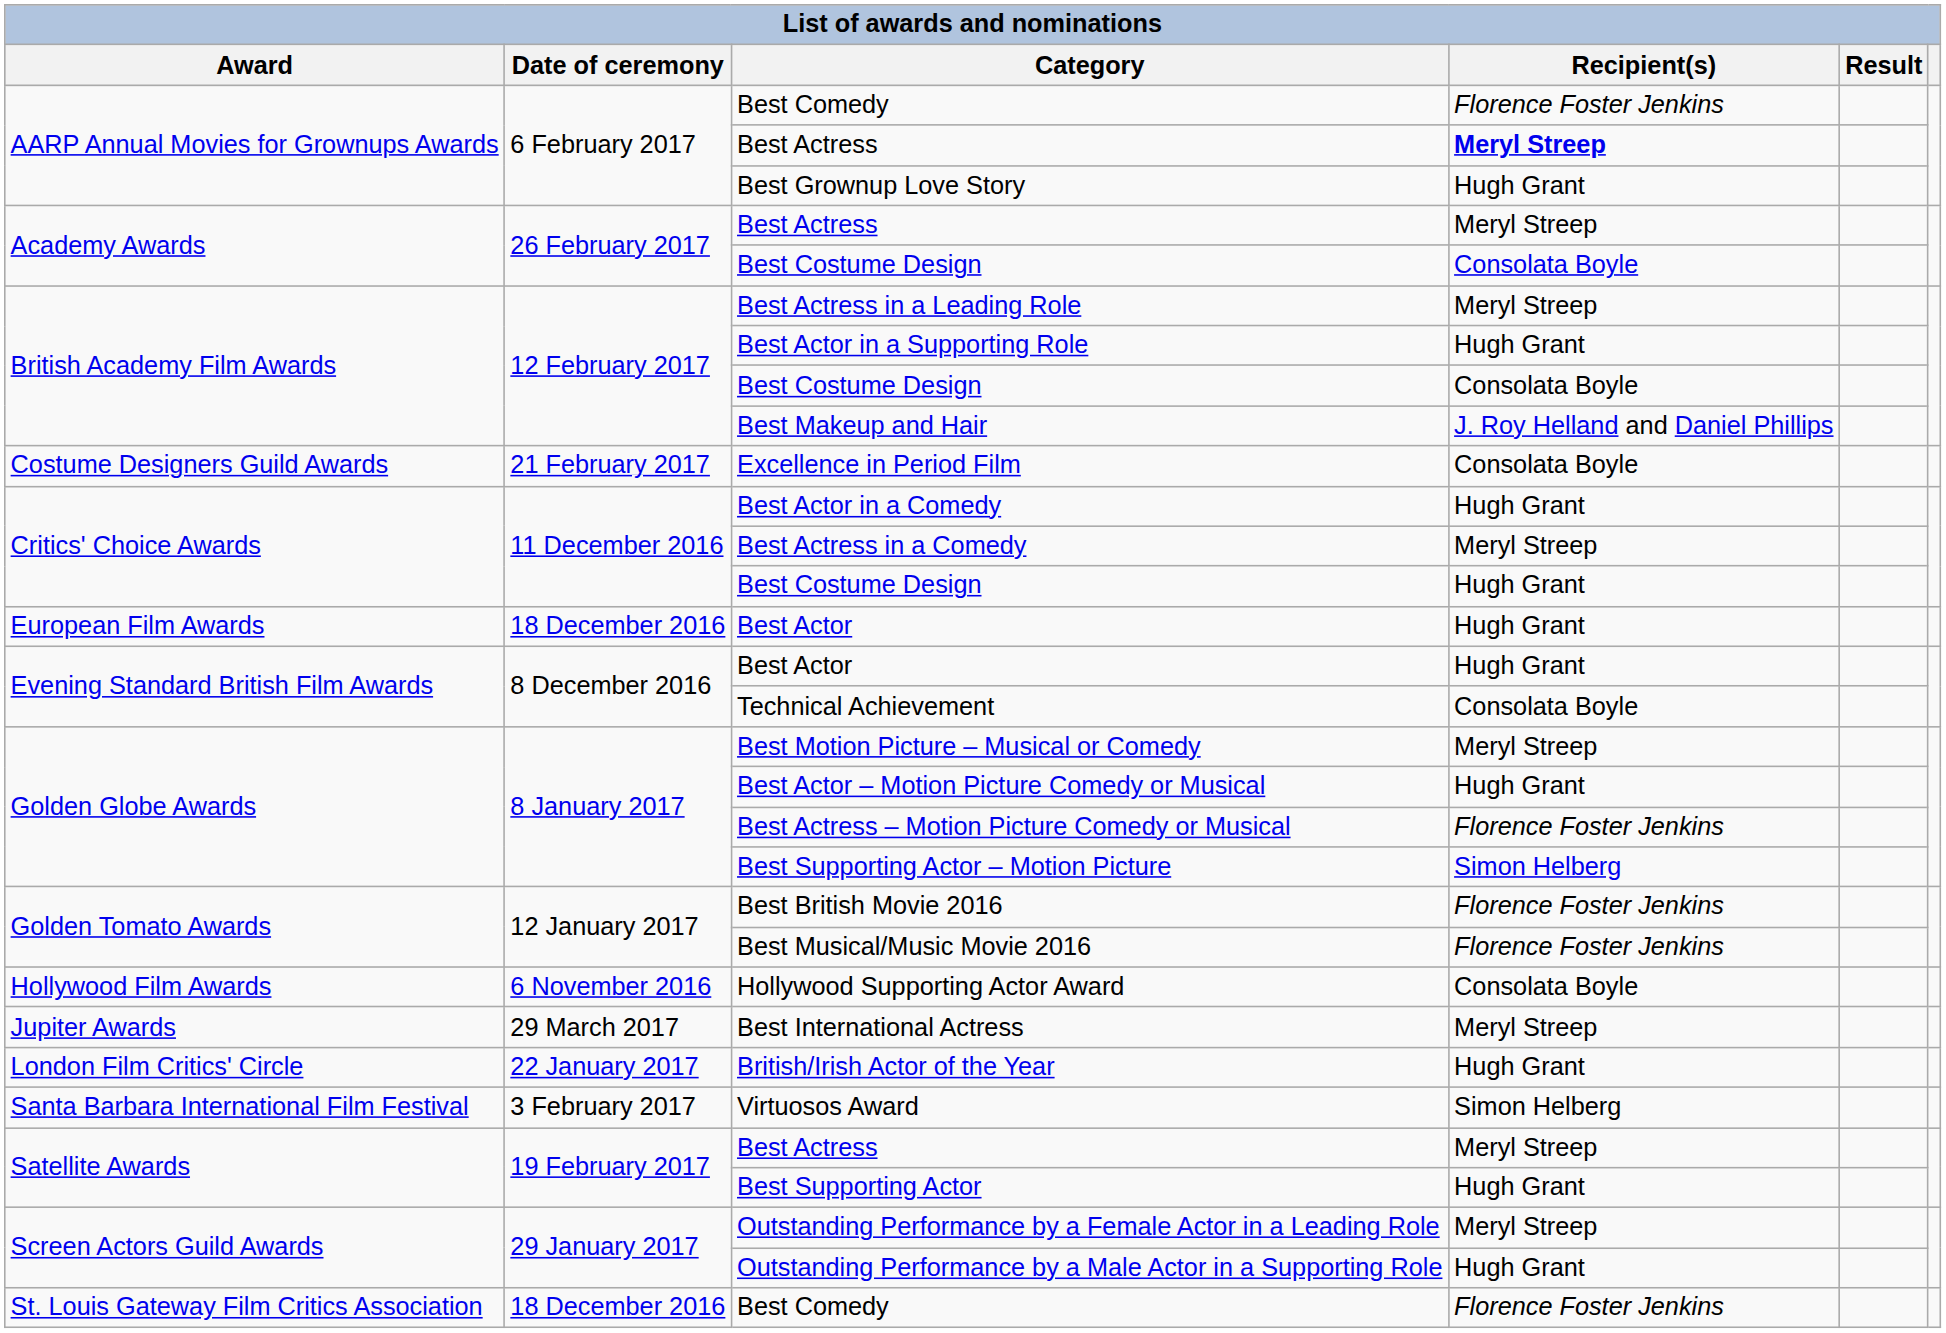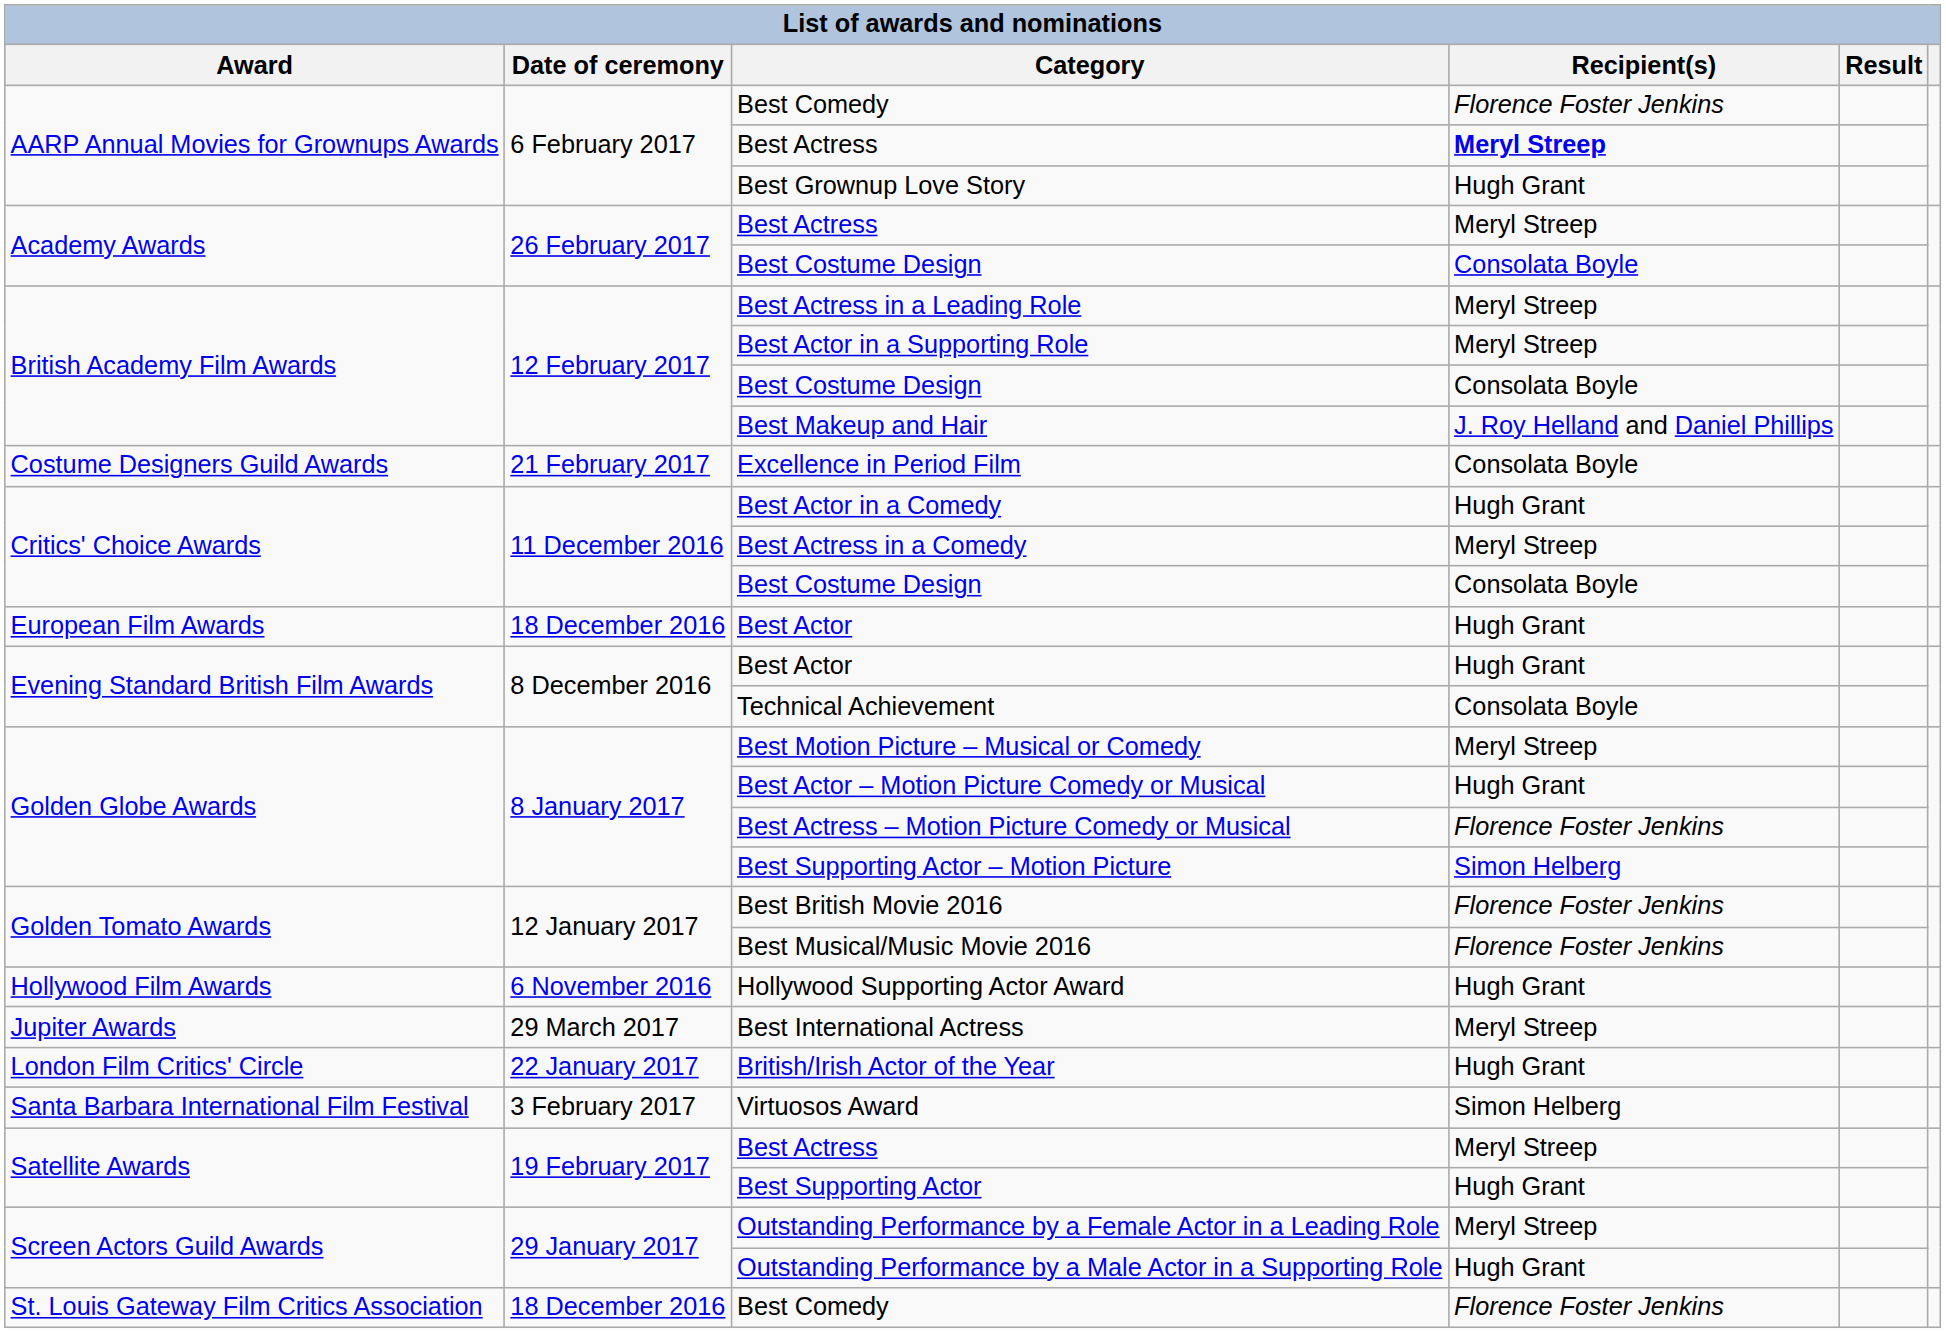(1519, 345) Hugh Grant -> (1526, 345) Meryl Streep
(1519, 585) Hugh Grant -> (1546, 585) Consolata Boyle
(1546, 986) Consolata Boyle -> (1519, 986) Hugh Grant
